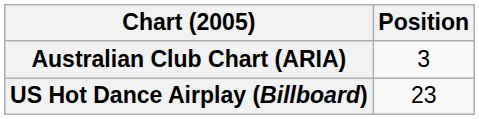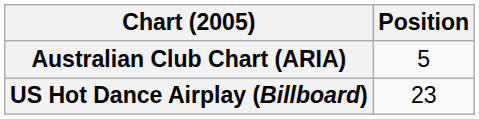(424, 59) 3 -> (424, 59) 5
